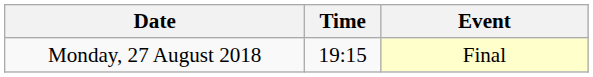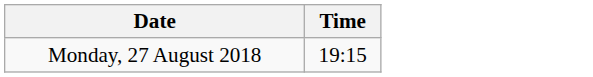- column: (484, 21)
